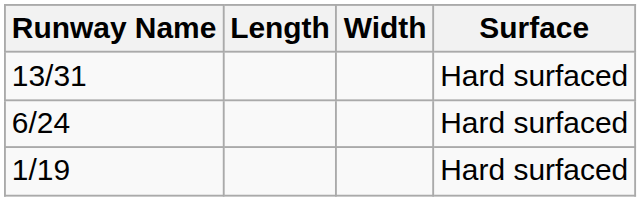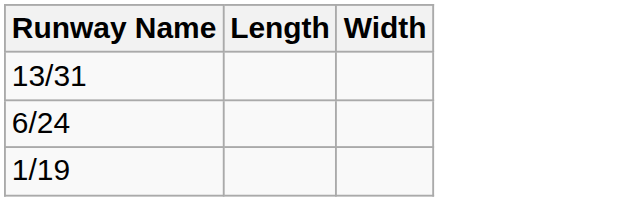- column: (534, 28)
